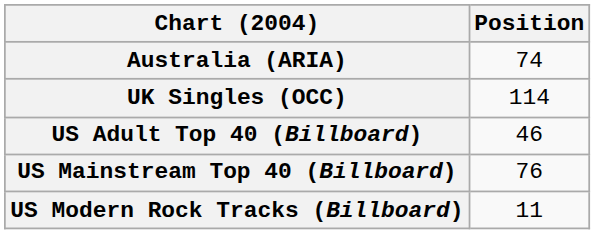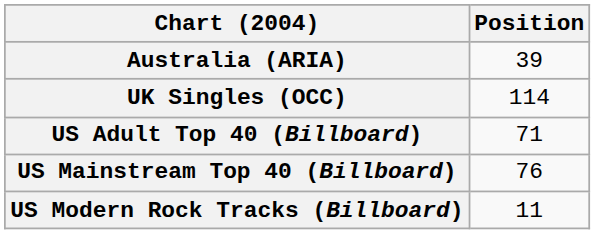(529, 61) 74 -> (529, 61) 39
(529, 135) 46 -> (529, 135) 71
